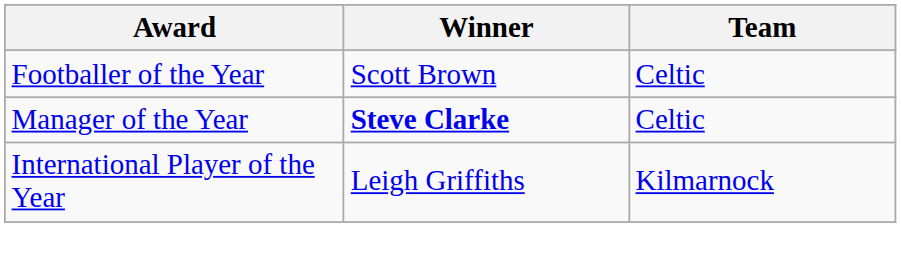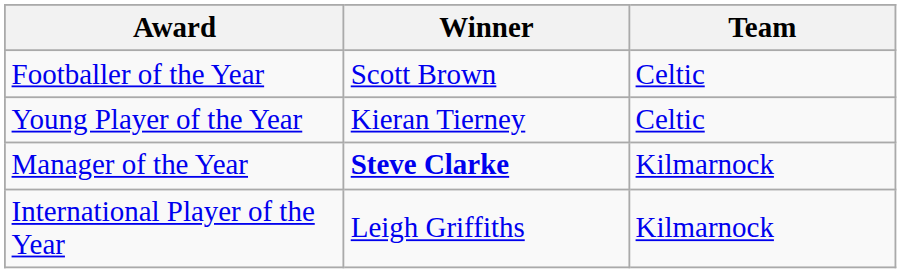+ row: (157, 119)
(670, 119) Celtic -> (705, 165) Kilmarnock
